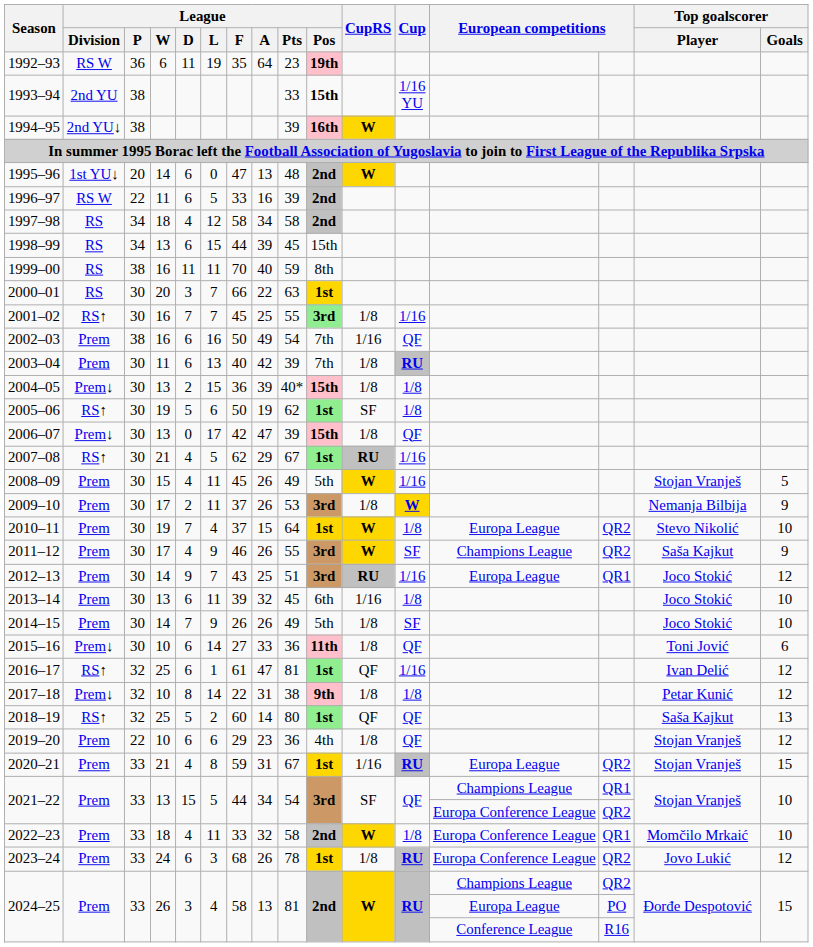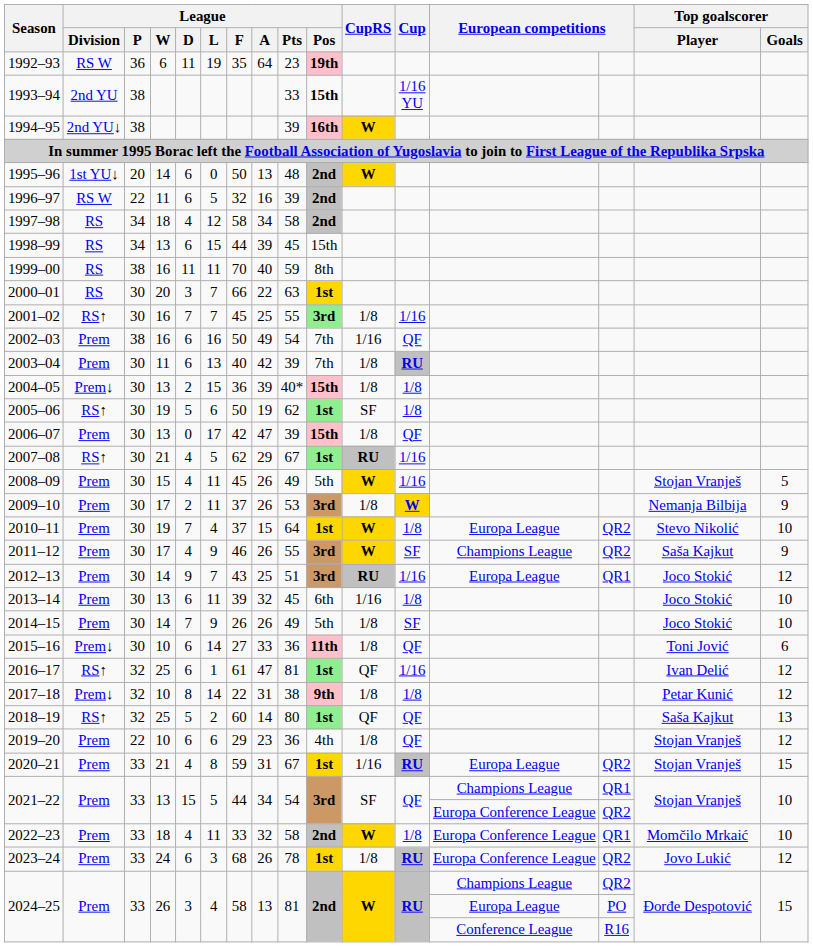(239, 174) 47 -> (239, 174) 50
(239, 198) 33 -> (239, 198) 32
(94, 434) Prem↓ -> (94, 434) Prem
